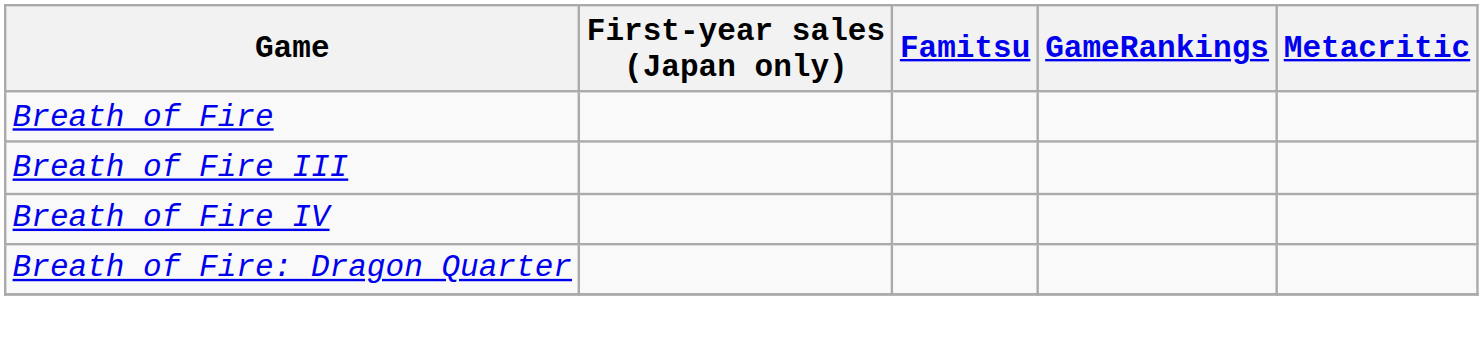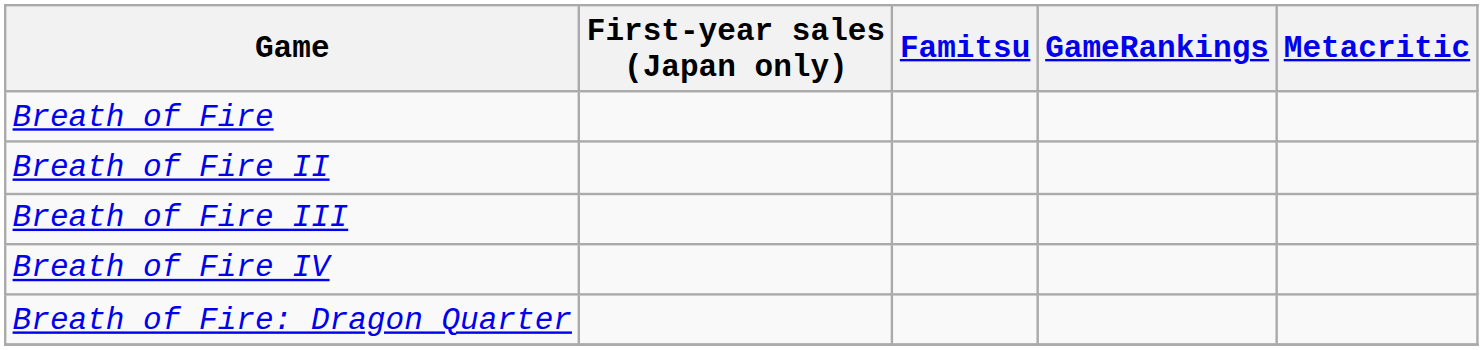+ row: (171, 168)
